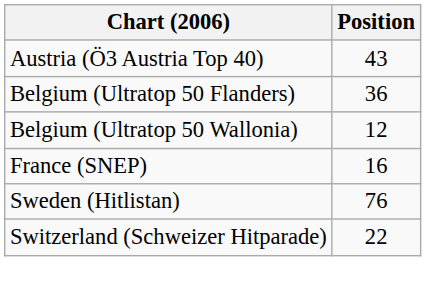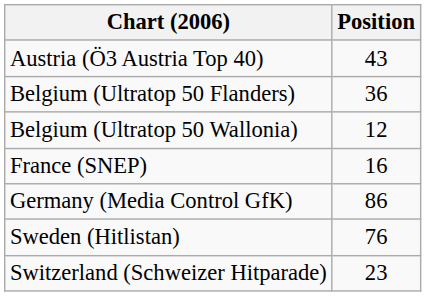+ row: (151, 201)
(376, 237) 22 -> (376, 272) 23
